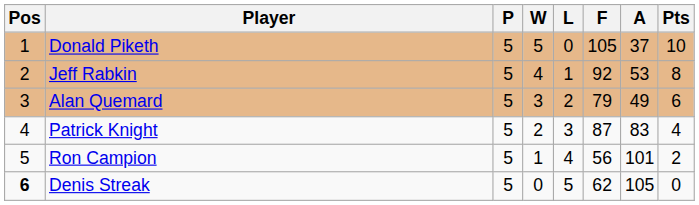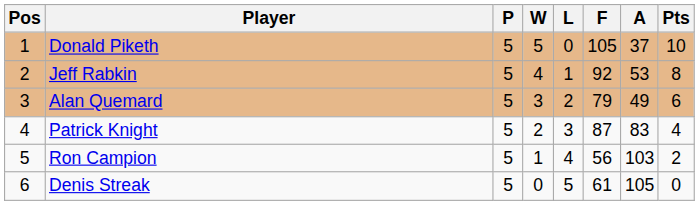(640, 158) 101 -> (640, 158) 103
(25, 185) bold -> (25, 185) normal
(602, 185) 62 -> (602, 185) 61
